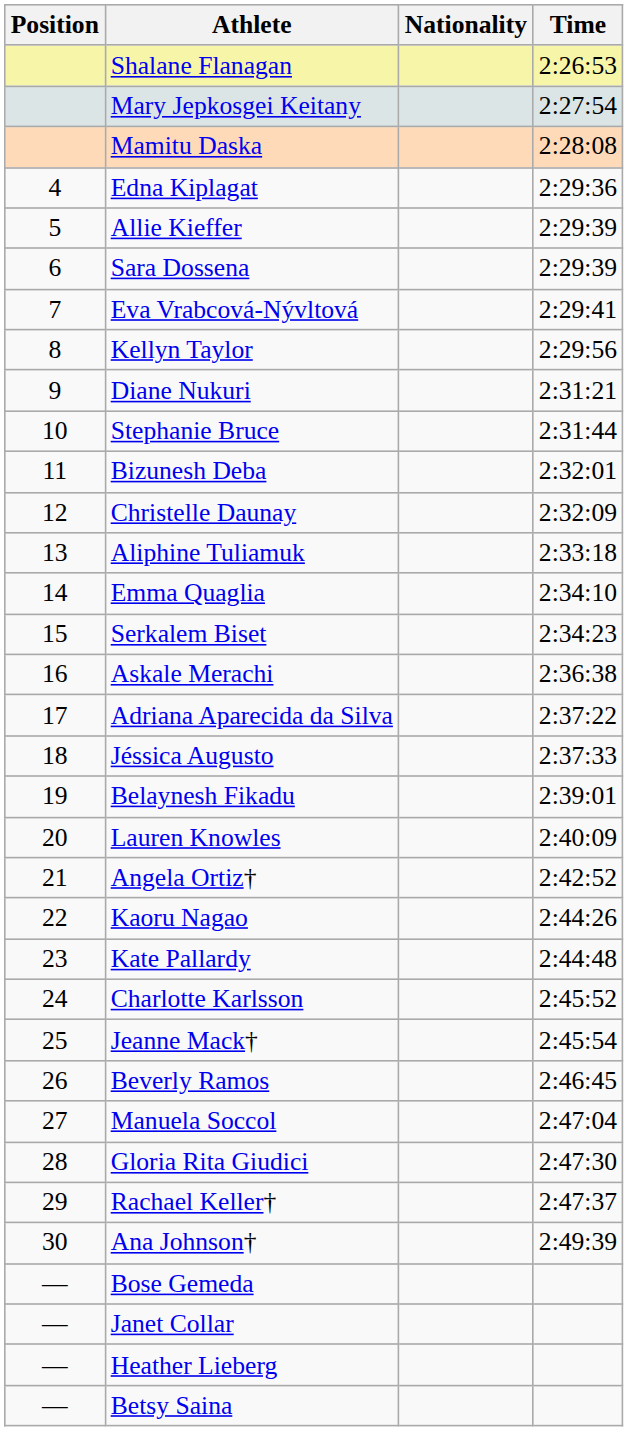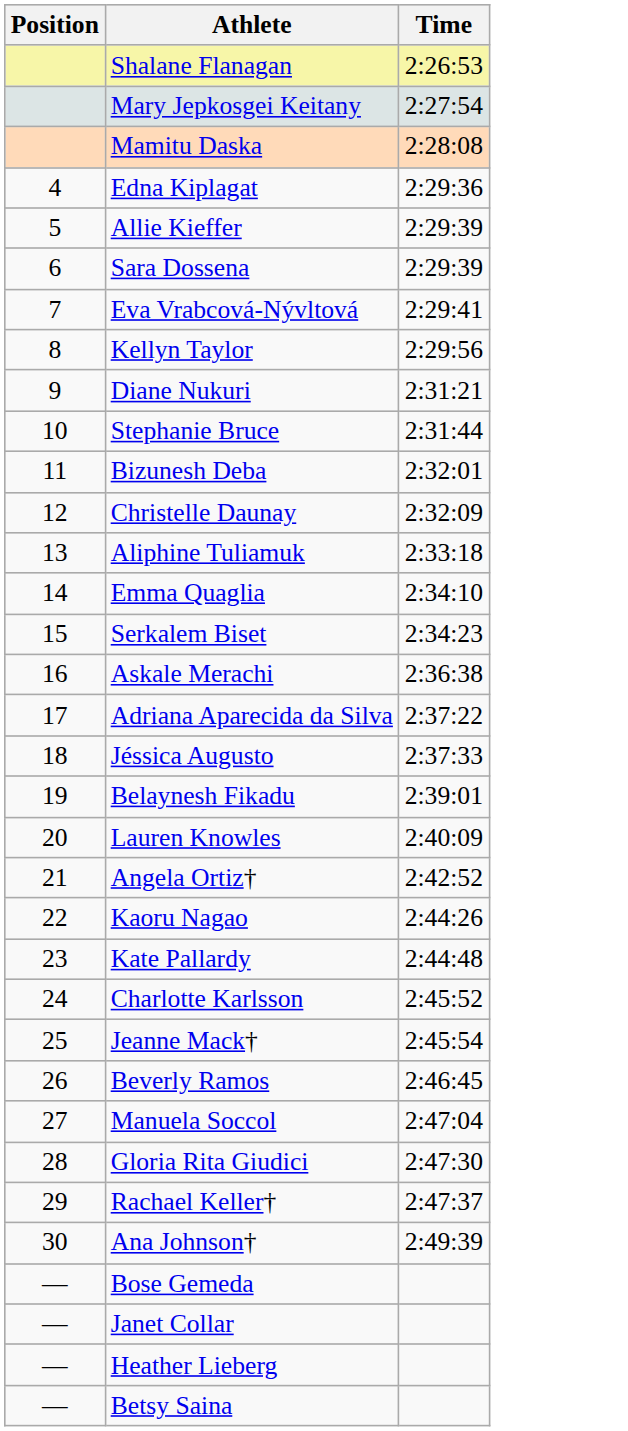- column: (466, 24)
